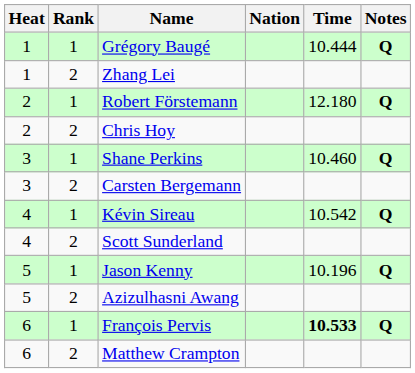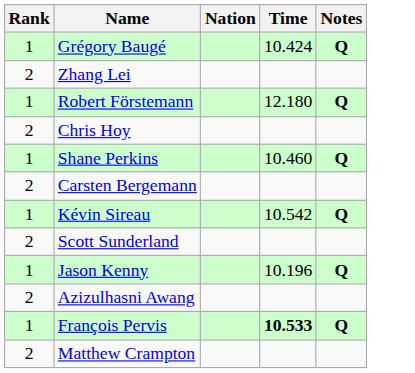- column: (27, 18)
(332, 46) 10.444 -> (288, 46) 10.424
